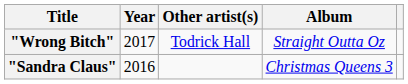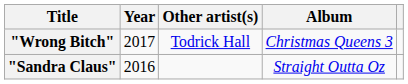(329, 41) Straight Outta Oz -> (329, 41) Christmas Queens 3
(329, 66) Christmas Queens 3 -> (329, 66) Straight Outta Oz
